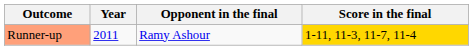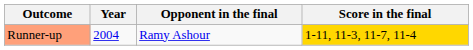(106, 34) 2011 -> (106, 34) 2004
